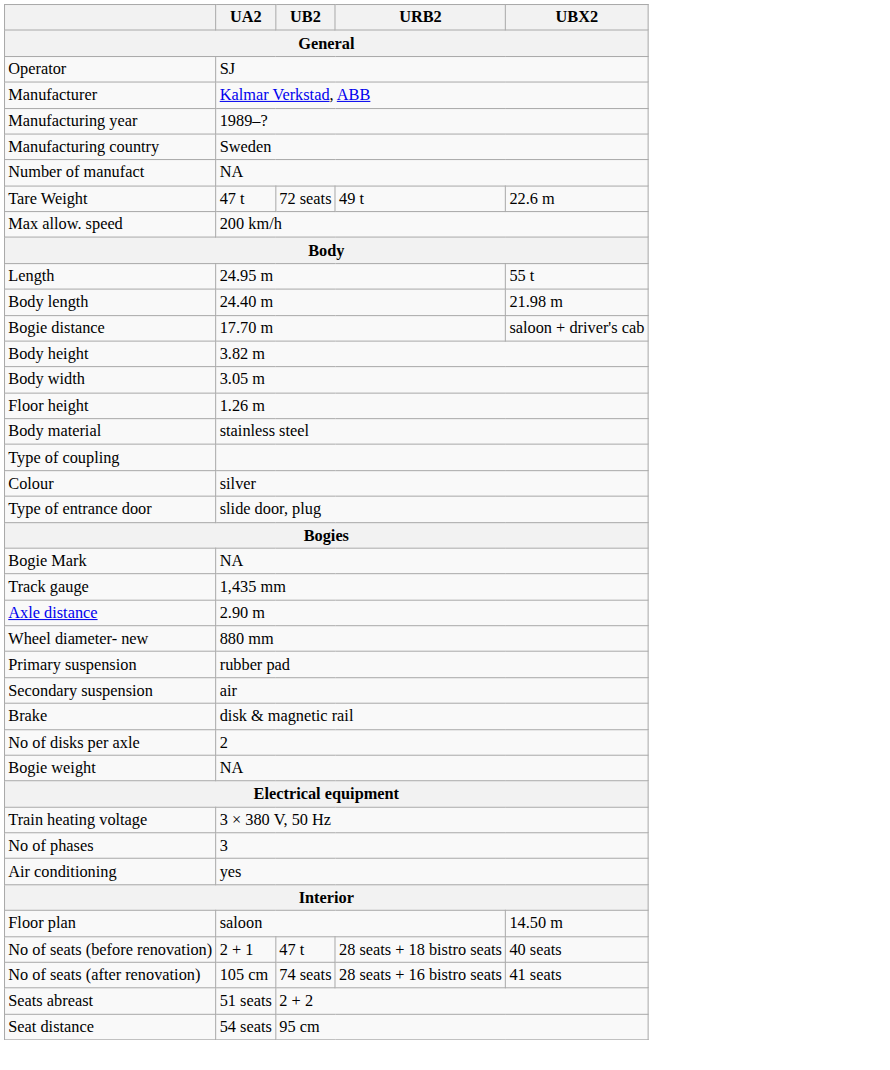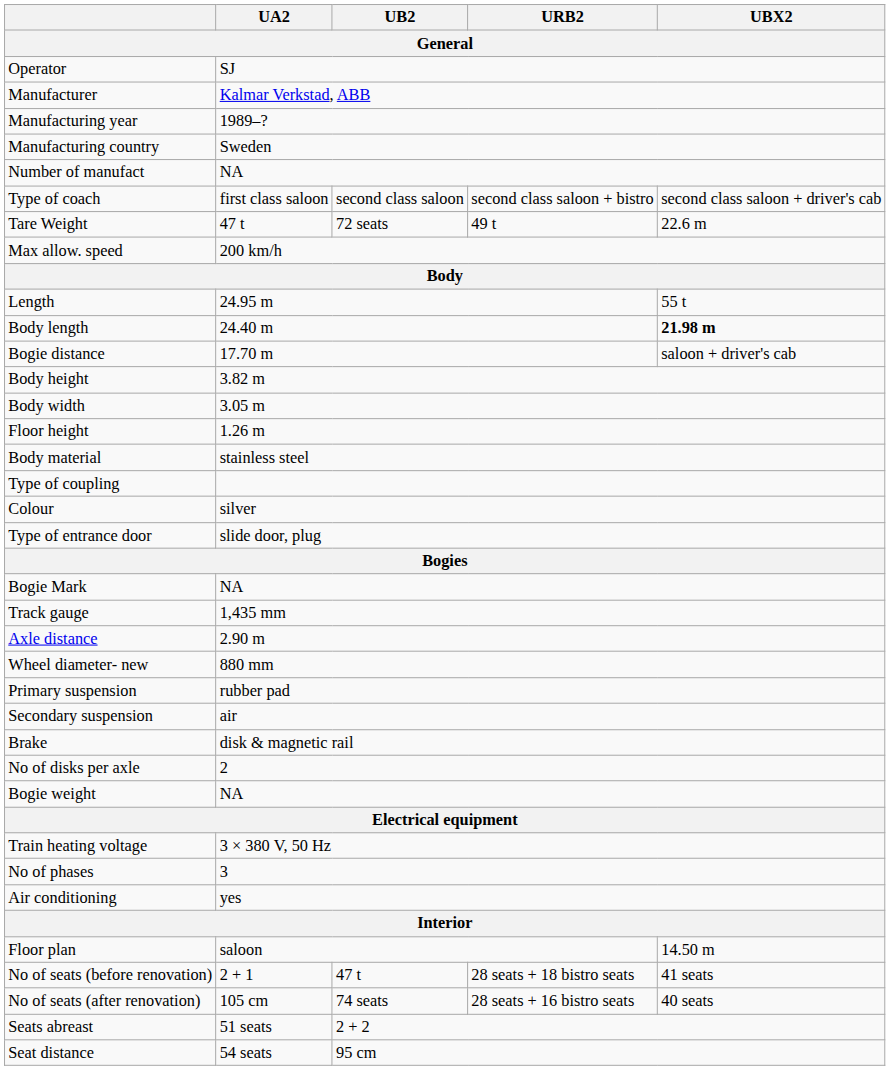+ row: (54, 198)
(536, 302) normal -> (688, 328) bold
(535, 949) 40 seats -> (687, 975) 41 seats
(535, 975) 41 seats -> (687, 1000) 40 seats
